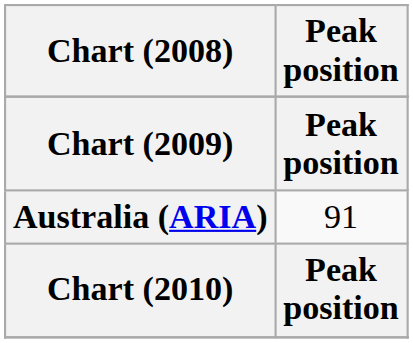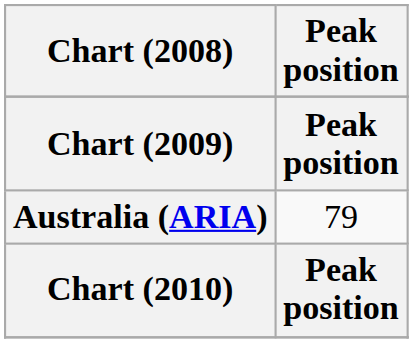(341, 216) 91 -> (341, 216) 79
